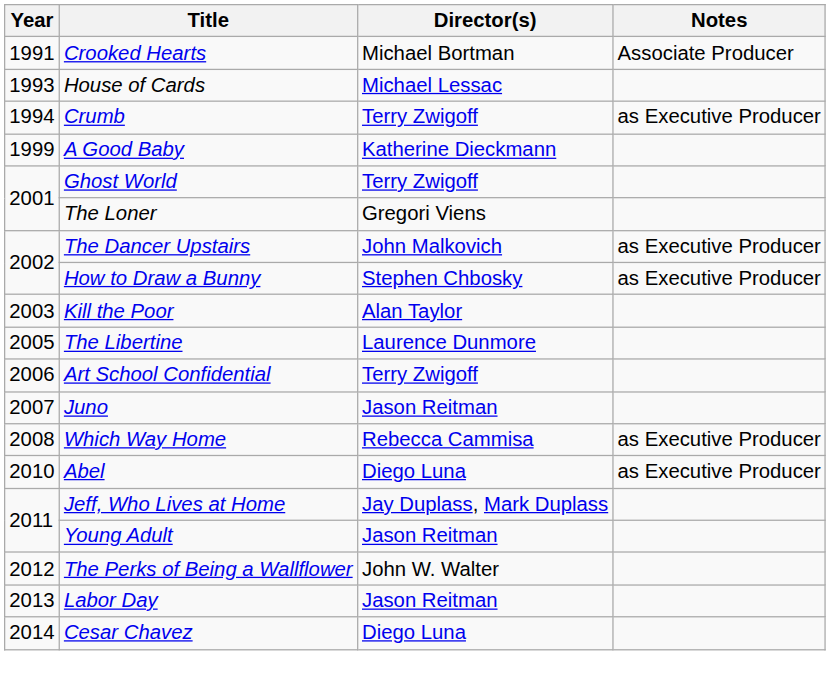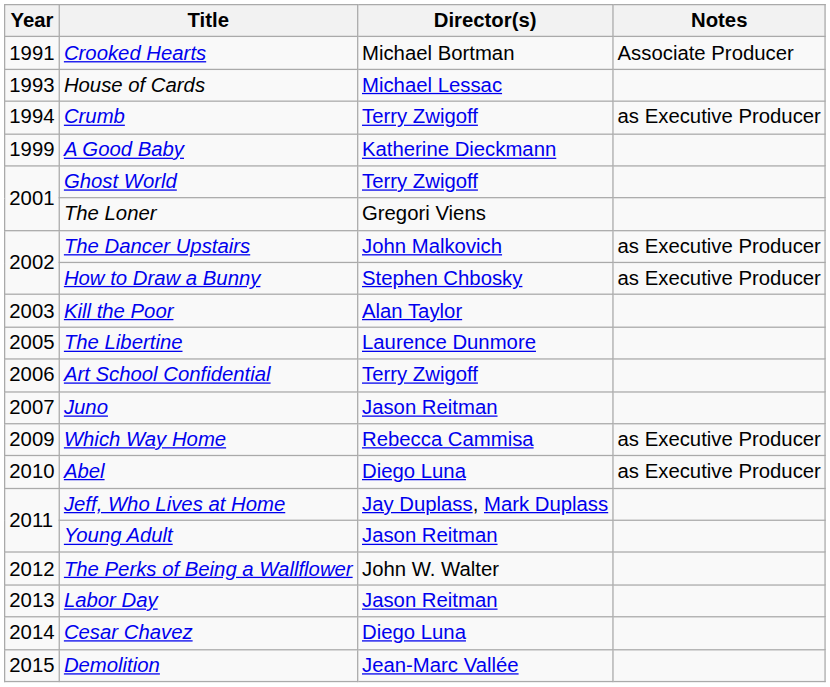(32, 439) 2008 -> (32, 439) 2009
+ row: (112, 665)
